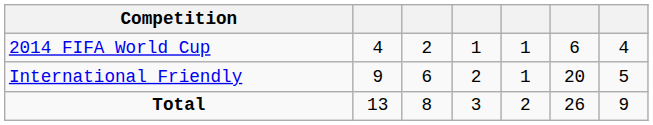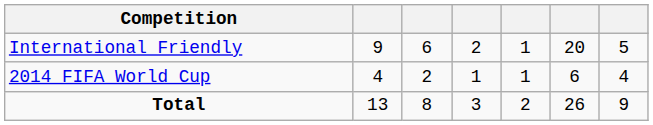rows swapped: (126, 77) <-> (110, 48)
